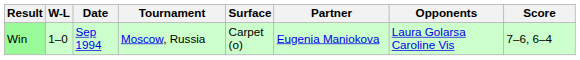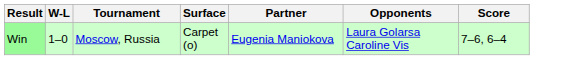- column: (96, 13)
